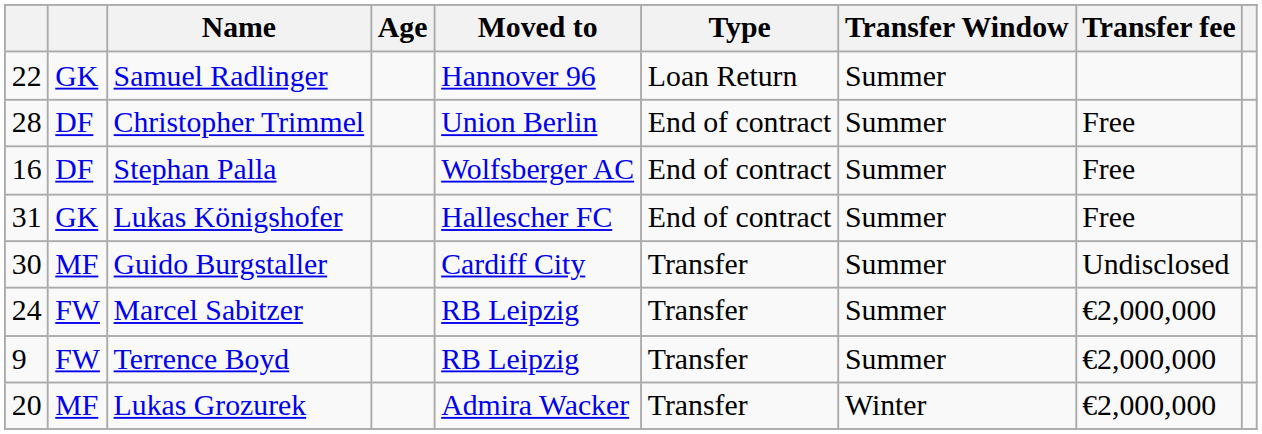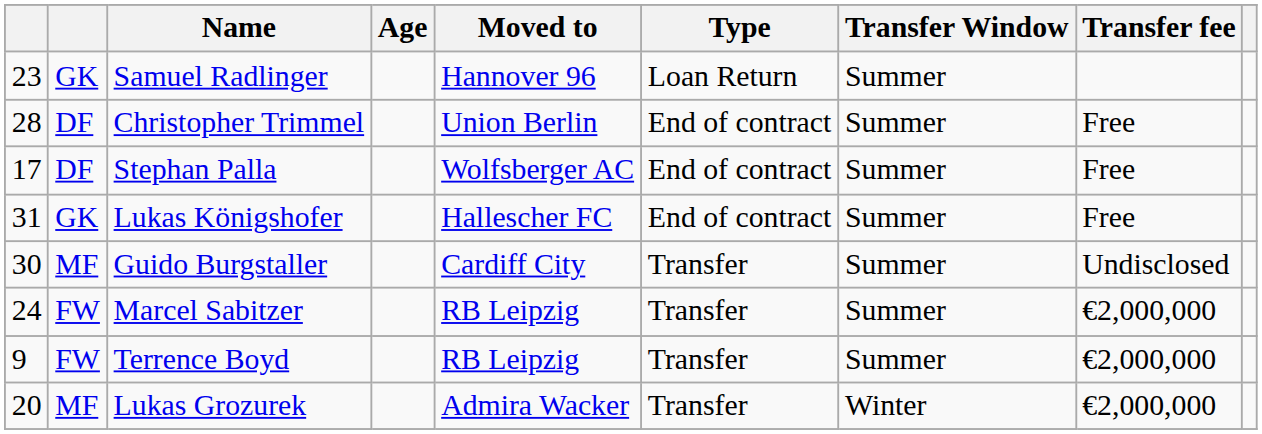(27, 75) 22 -> (27, 75) 23
(27, 169) 16 -> (27, 169) 17
